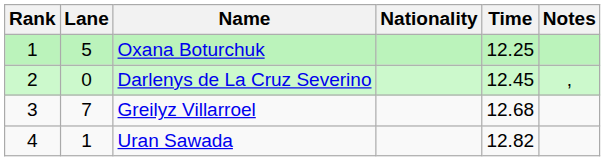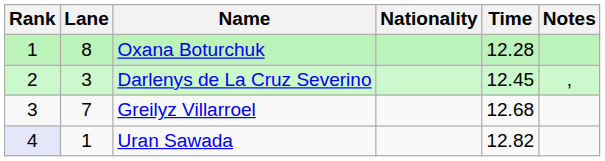(87, 49) 5 -> (87, 49) 8
(510, 49) 12.25 -> (510, 49) 12.28
(87, 79) 0 -> (87, 79) 3
(32, 140) no background -> (32, 140) lavender background
